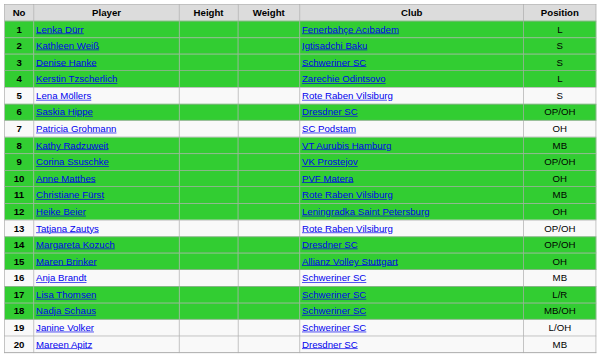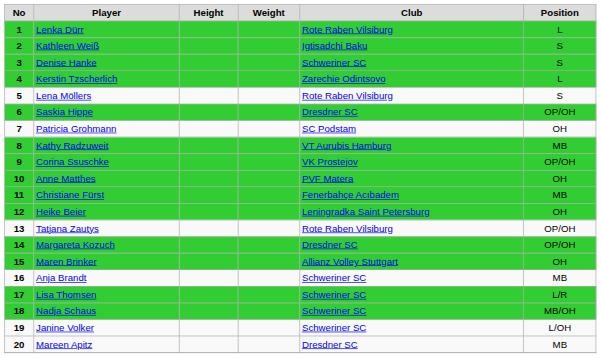(350, 29) Fenerbahçe Acıbadem -> (347, 29) Rote Raben Vilsiburg
(347, 195) Rote Raben Vilsiburg -> (350, 195) Fenerbahçe Acıbadem
